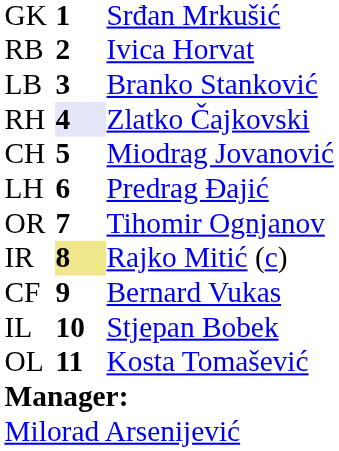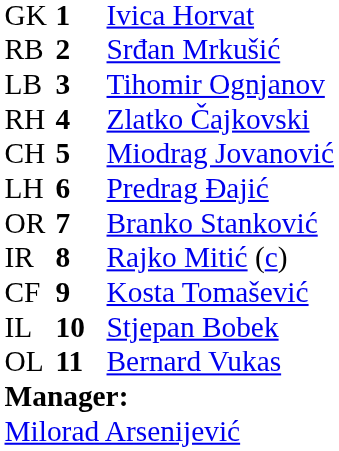(193, 14) Srđan Mrkušić -> (180, 14) Ivica Horvat
(180, 49) Ivica Horvat -> (193, 49) Srđan Mrkušić
(212, 84) Branko Stanković -> (216, 84) Tihomir Ognjanov
(63, 118) lavender background -> (63, 118) no background
(216, 222) Tihomir Ognjanov -> (212, 222) Branko Stanković
(63, 257) khaki background -> (63, 257) no background
(194, 292) Bernard Vukas -> (208, 292) Kosta Tomašević
(208, 361) Kosta Tomašević -> (194, 361) Bernard Vukas
